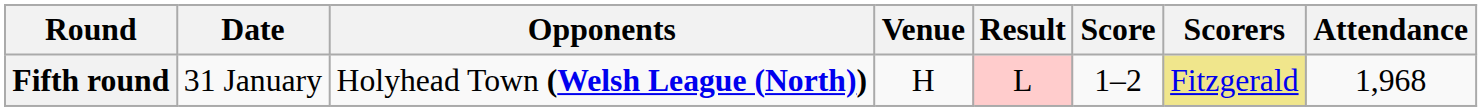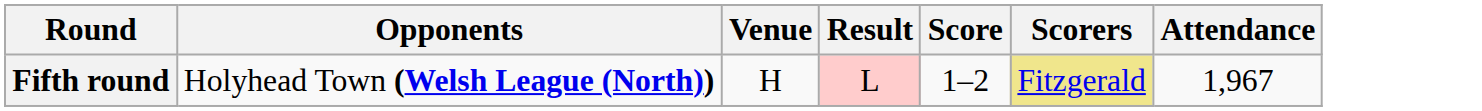- column: (253, 29)
(1391, 79) 1,968 -> (1238, 79) 1,967
